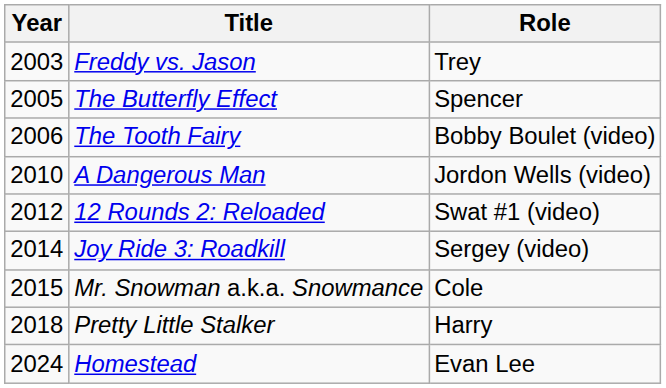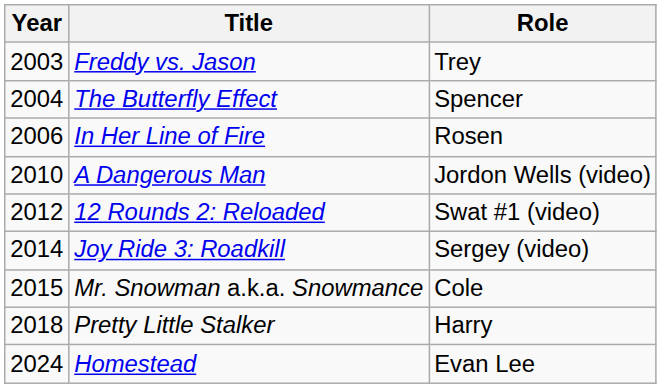(37, 99) 2005 -> (37, 99) 2004
- row: (157, 136)
+ row: (170, 136)
